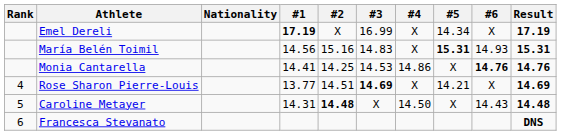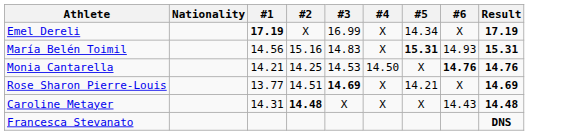- column: (20, 13)
(299, 67) 14.41 -> (267, 67) 14.21
(415, 67) 14.86 -> (383, 67) 14.50
(415, 103) 14.50 -> (383, 103) X
